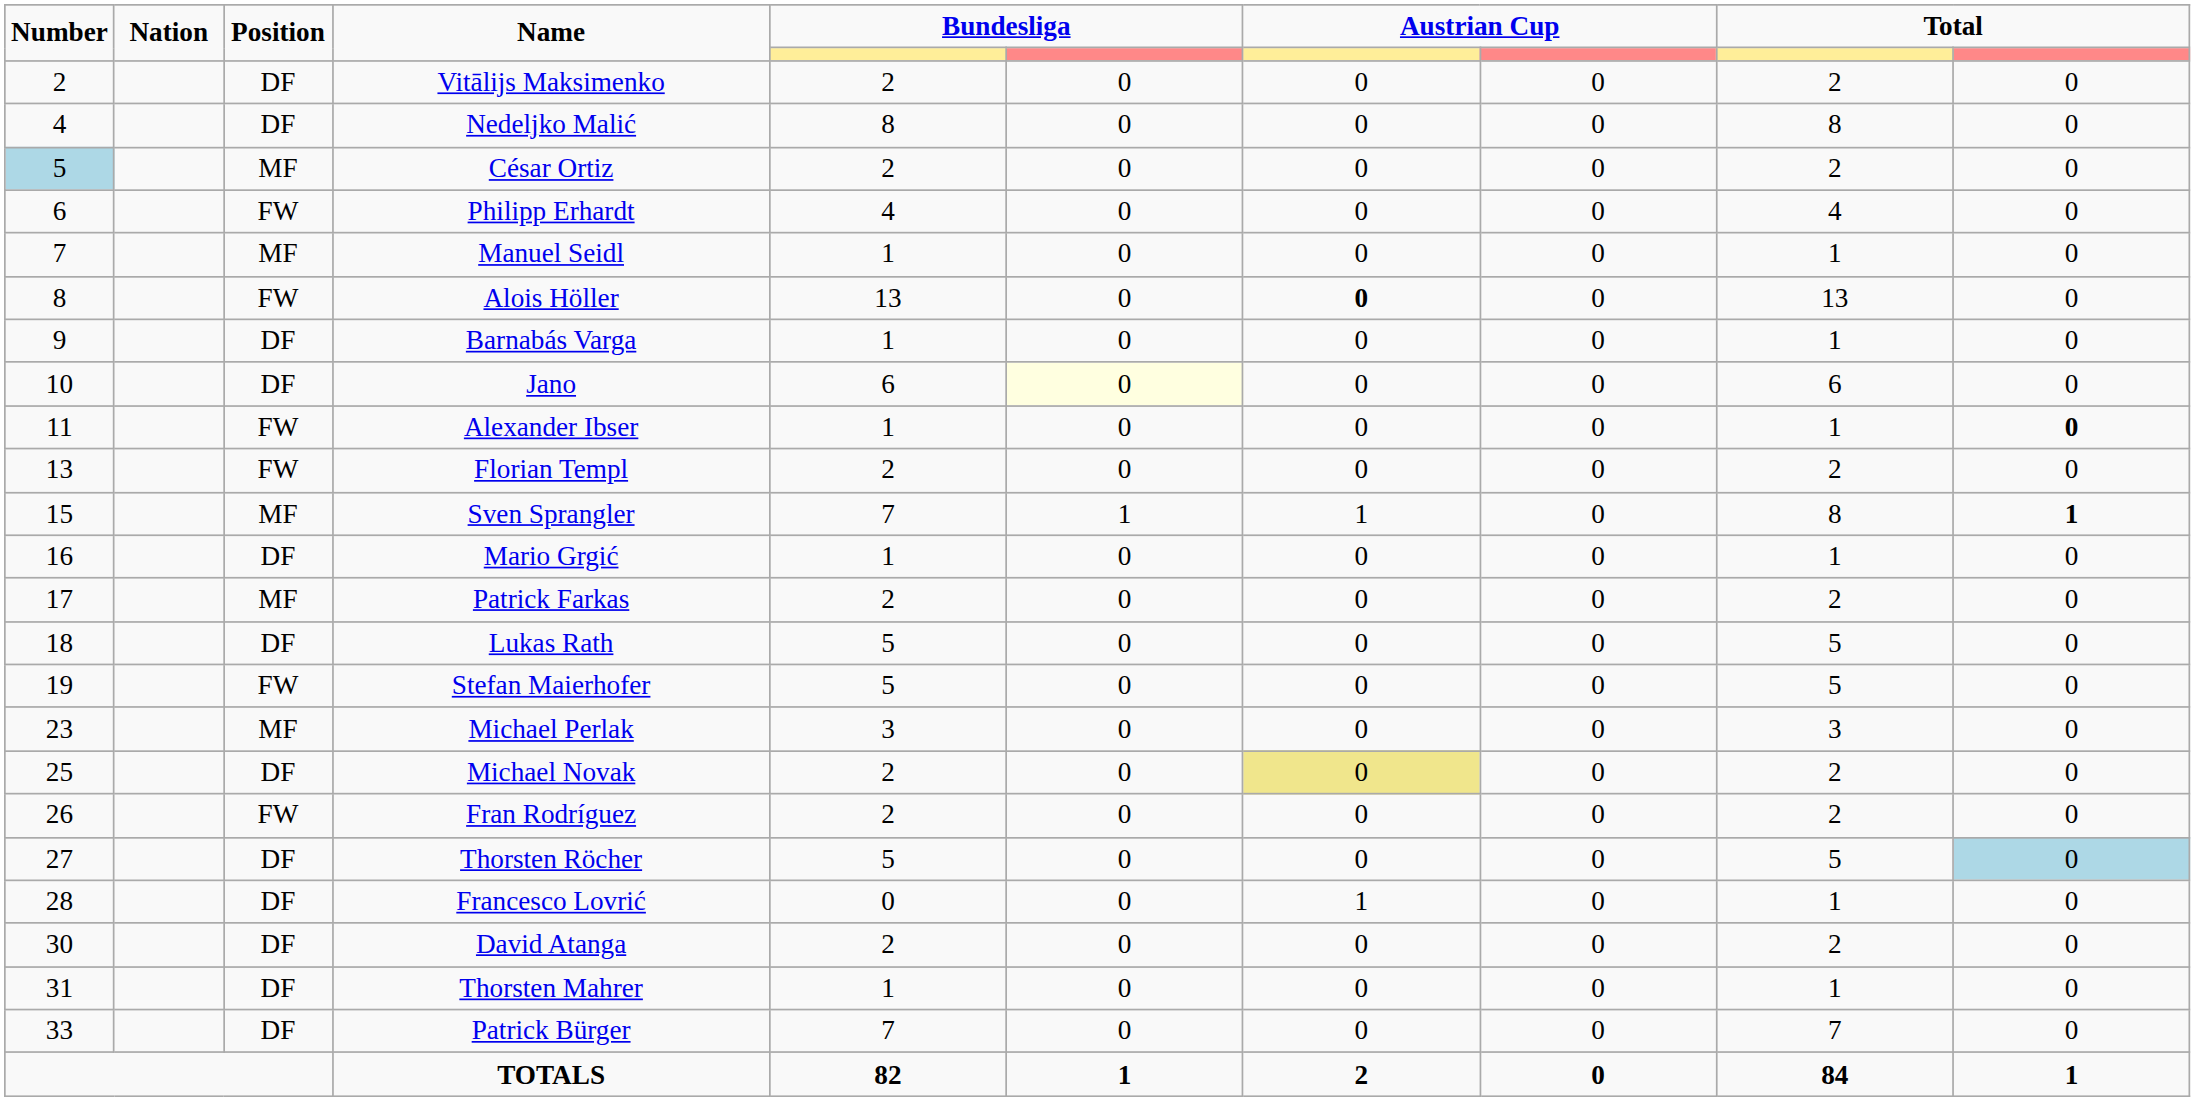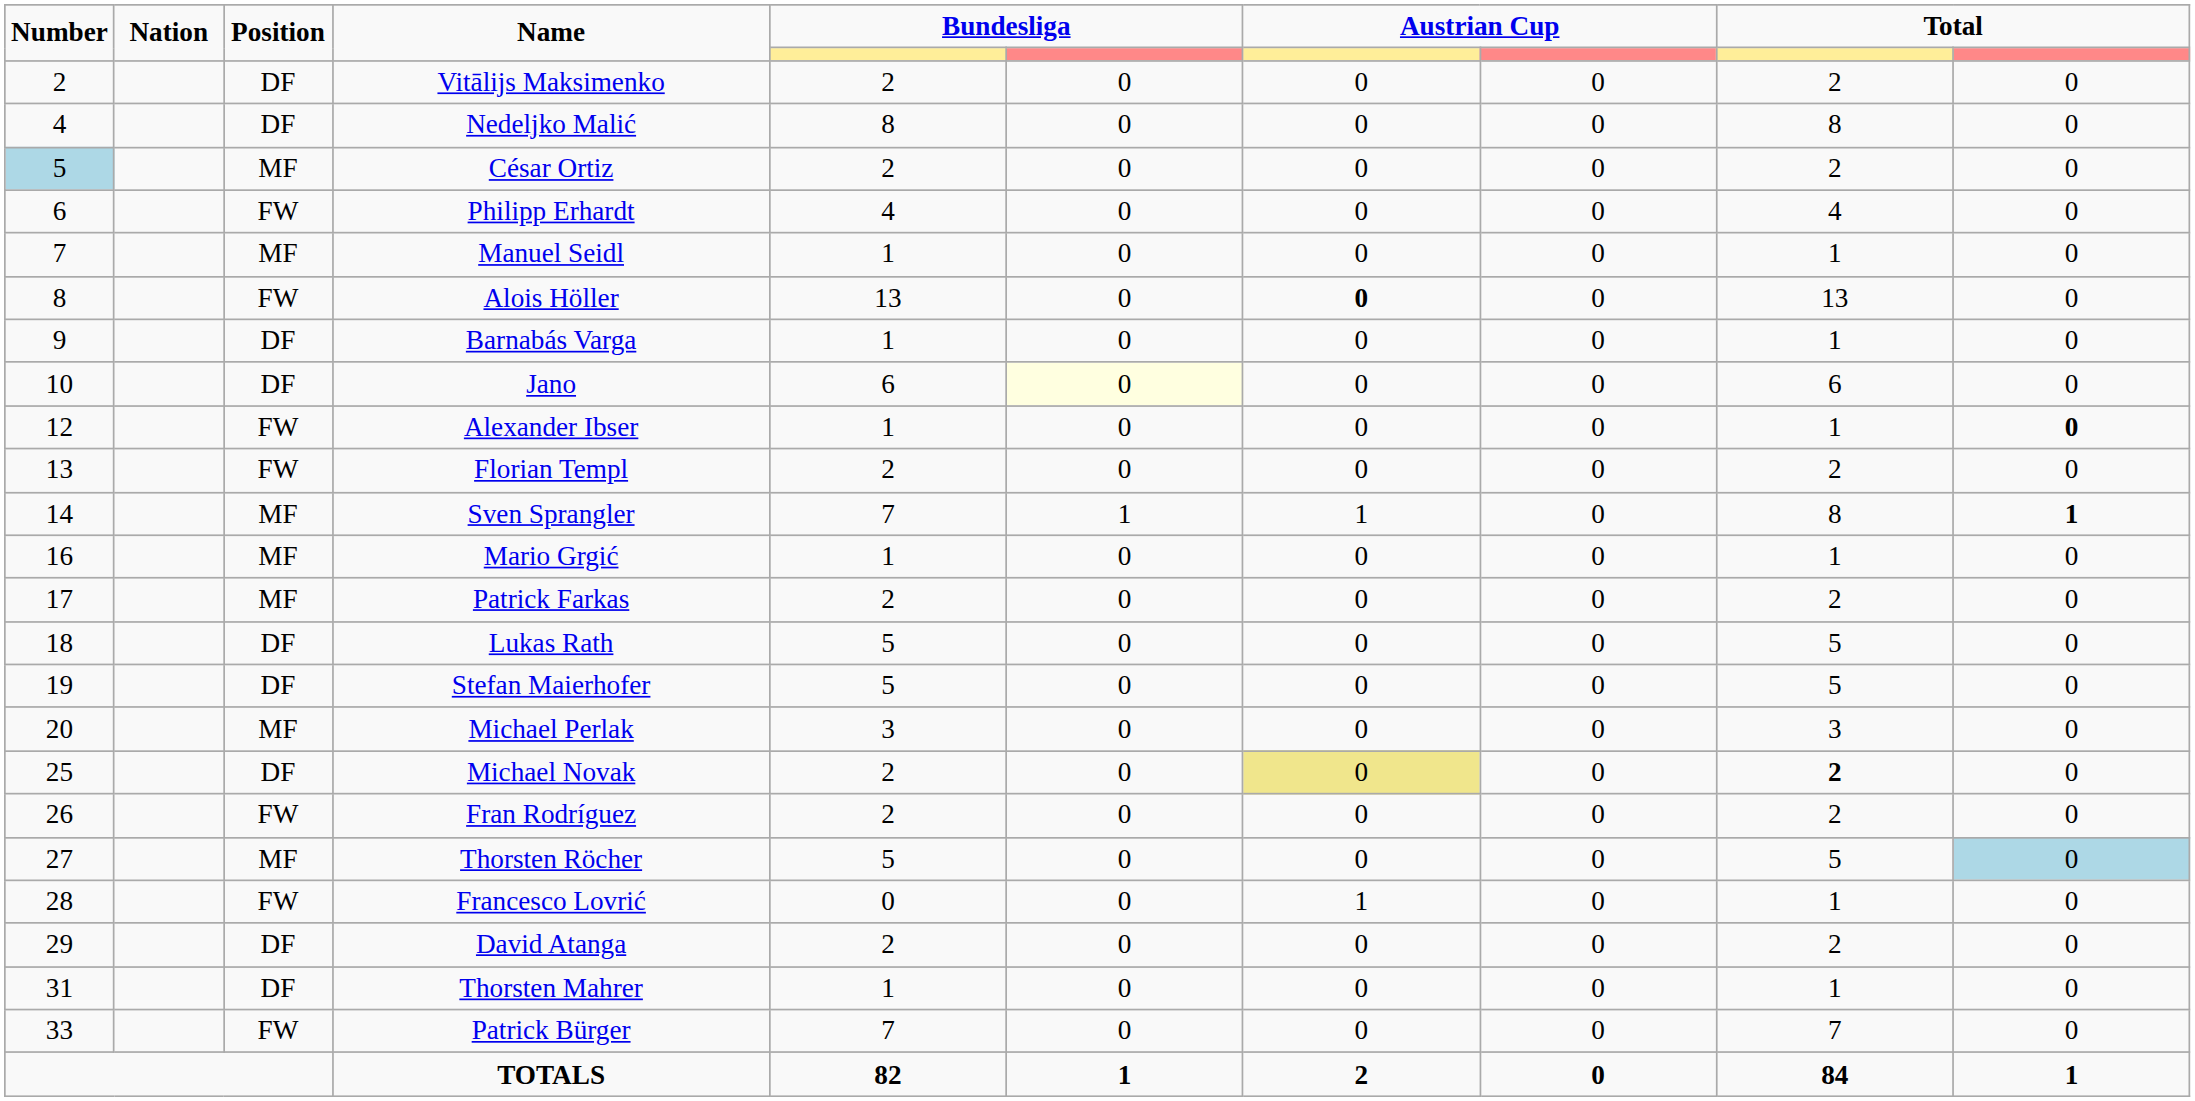(59, 426) 11 -> (59, 426) 12
(59, 513) 15 -> (59, 513) 14
(278, 556) DF -> (278, 556) MF
(278, 685) FW -> (278, 685) DF
(59, 728) 23 -> (59, 728) 20
(1835, 771) normal -> (1835, 771) bold
(278, 858) DF -> (278, 858) MF
(278, 901) DF -> (278, 901) FW
(59, 944) 30 -> (59, 944) 29
(278, 1030) DF -> (278, 1030) FW
